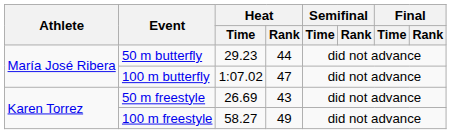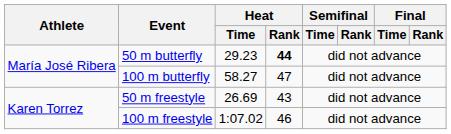(284, 56) normal -> (284, 56) bold
(241, 77) 1:07.02 -> (241, 77) 58.27
(241, 119) 58.27 -> (241, 119) 1:07.02
(284, 119) 49 -> (284, 119) 46
